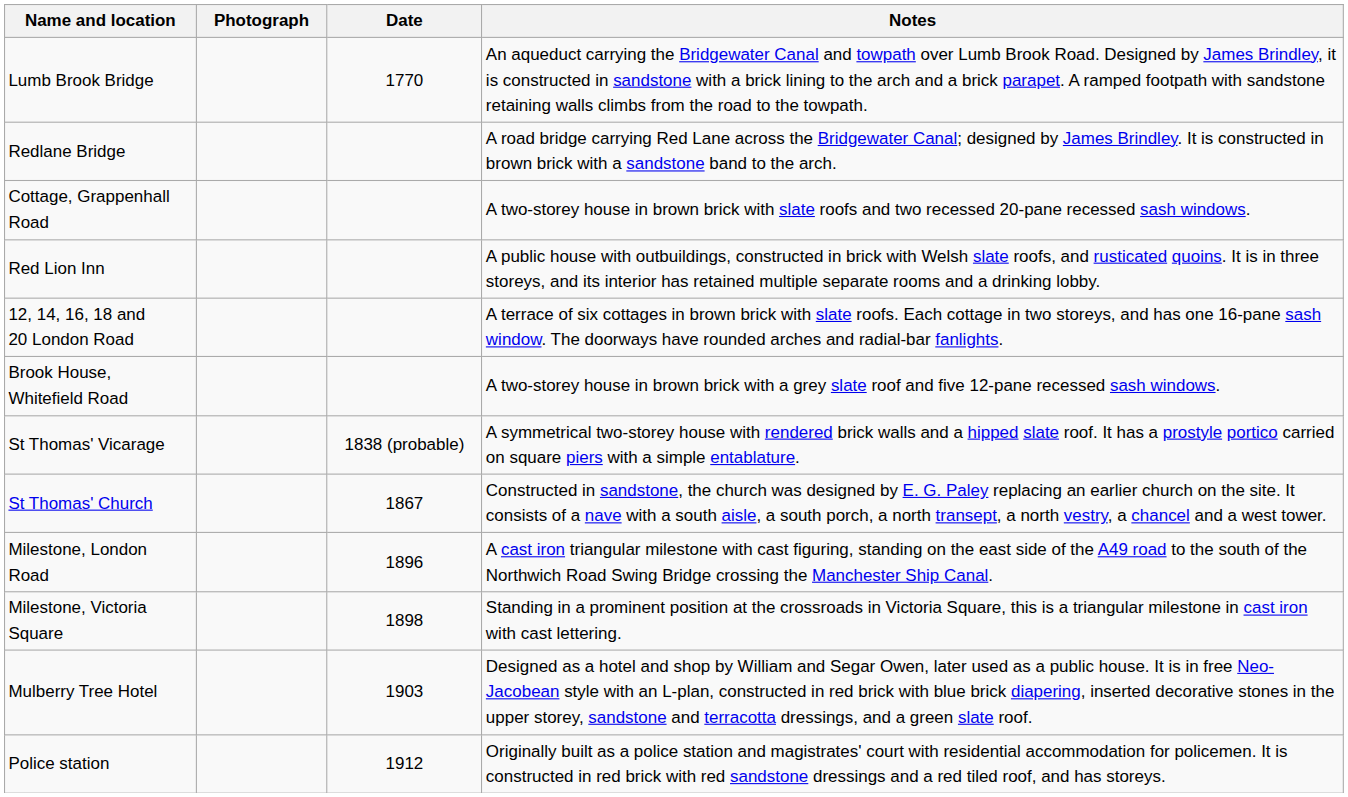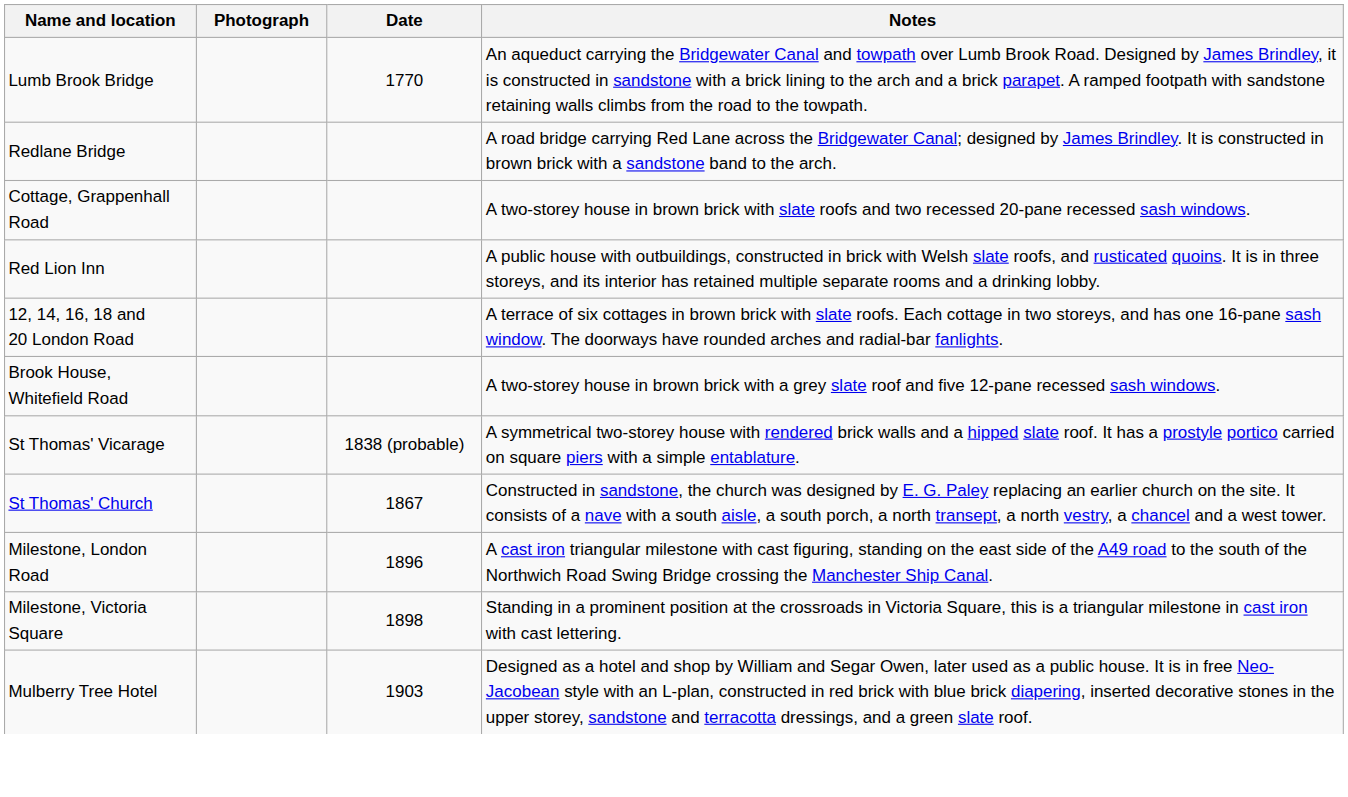- row: (59, 763)
